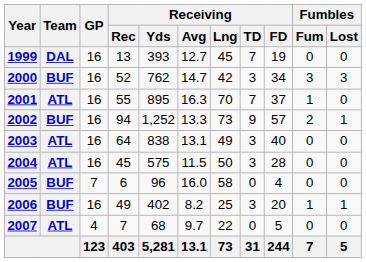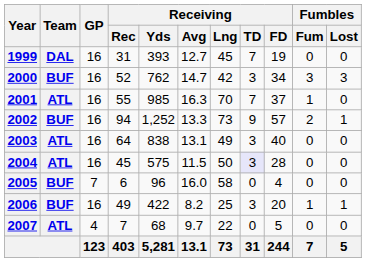(123, 57) 13 -> (123, 57) 31
(158, 99) 895 -> (158, 99) 985
(252, 162) no background -> (252, 162) lavender background
(158, 204) 402 -> (158, 204) 422
